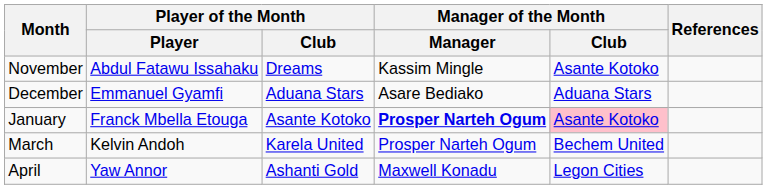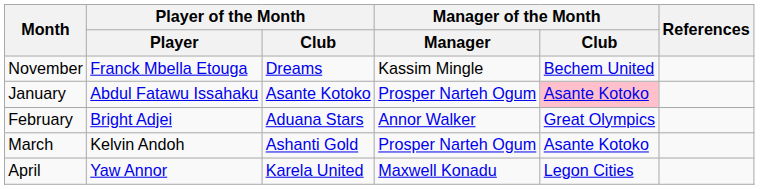(174, 68) Abdul Fatawu Issahaku -> (169, 68) Franck Mbella Etouga
(606, 68) Asante Kotoko -> (599, 68) Bechem United
- row: (46, 94)
(169, 119) Franck Mbella Etouga -> (174, 94) Abdul Fatawu Issahaku
(462, 119) bold -> (457, 94) normal
+ row: (41, 119)
(315, 145) Karela United -> (312, 145) Ashanti Gold
(609, 145) Bechem United -> (596, 145) Asante Kotoko
(312, 171) Ashanti Gold -> (315, 171) Karela United
